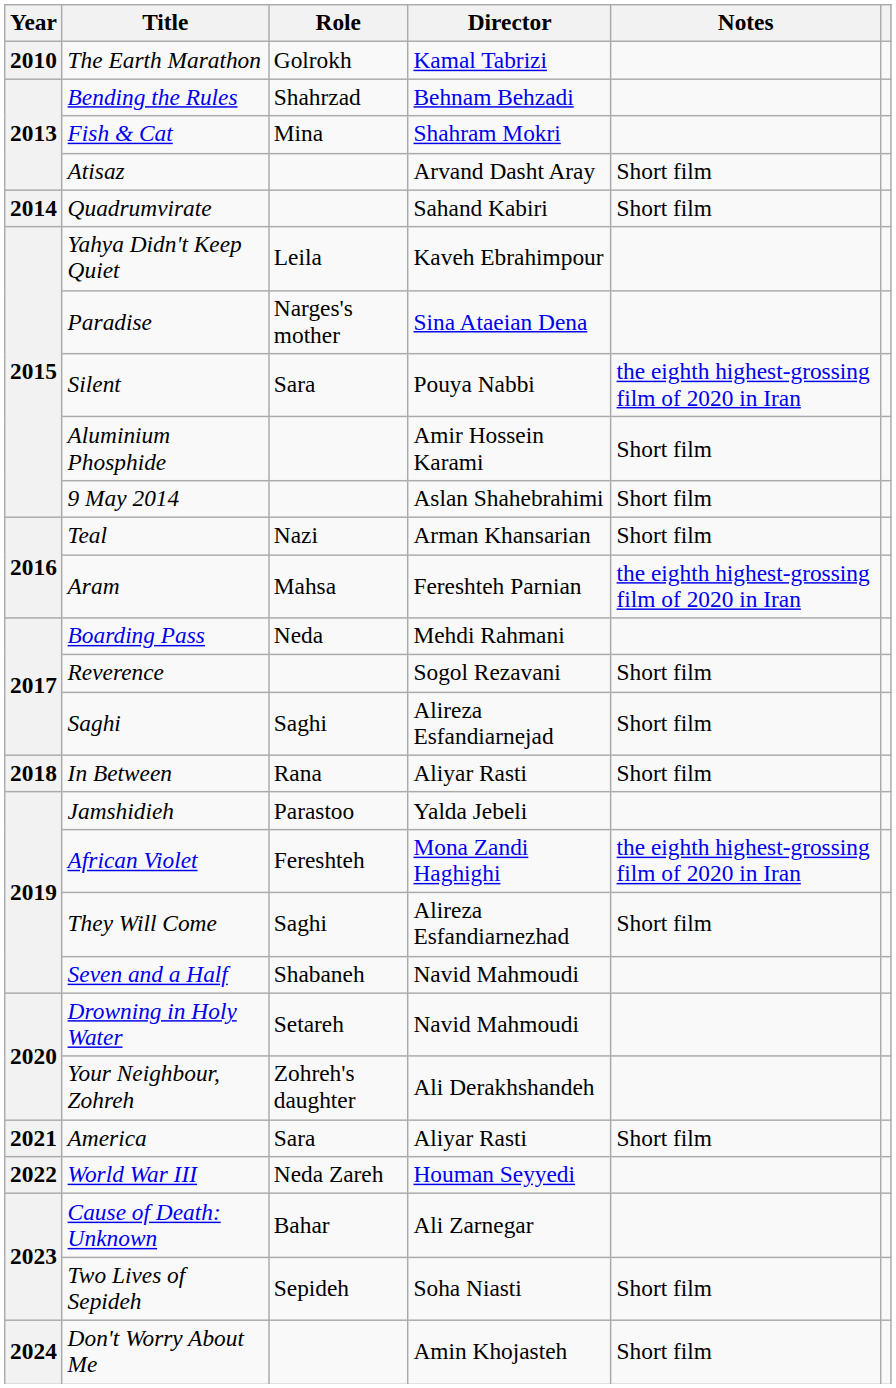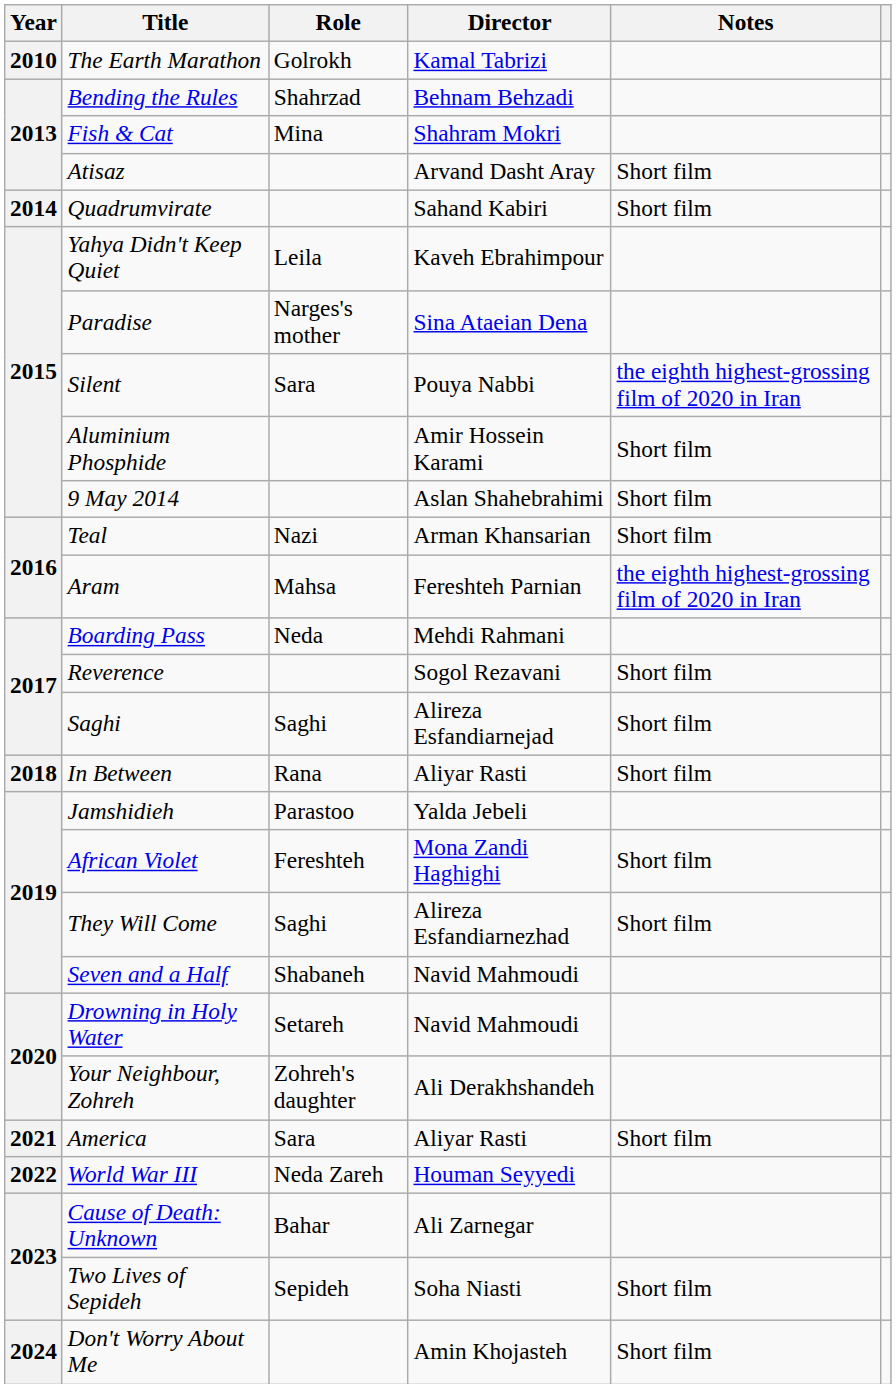(743, 860) the eighth highest-grossing film of 2020 in Iran -> (664, 860) Short film
